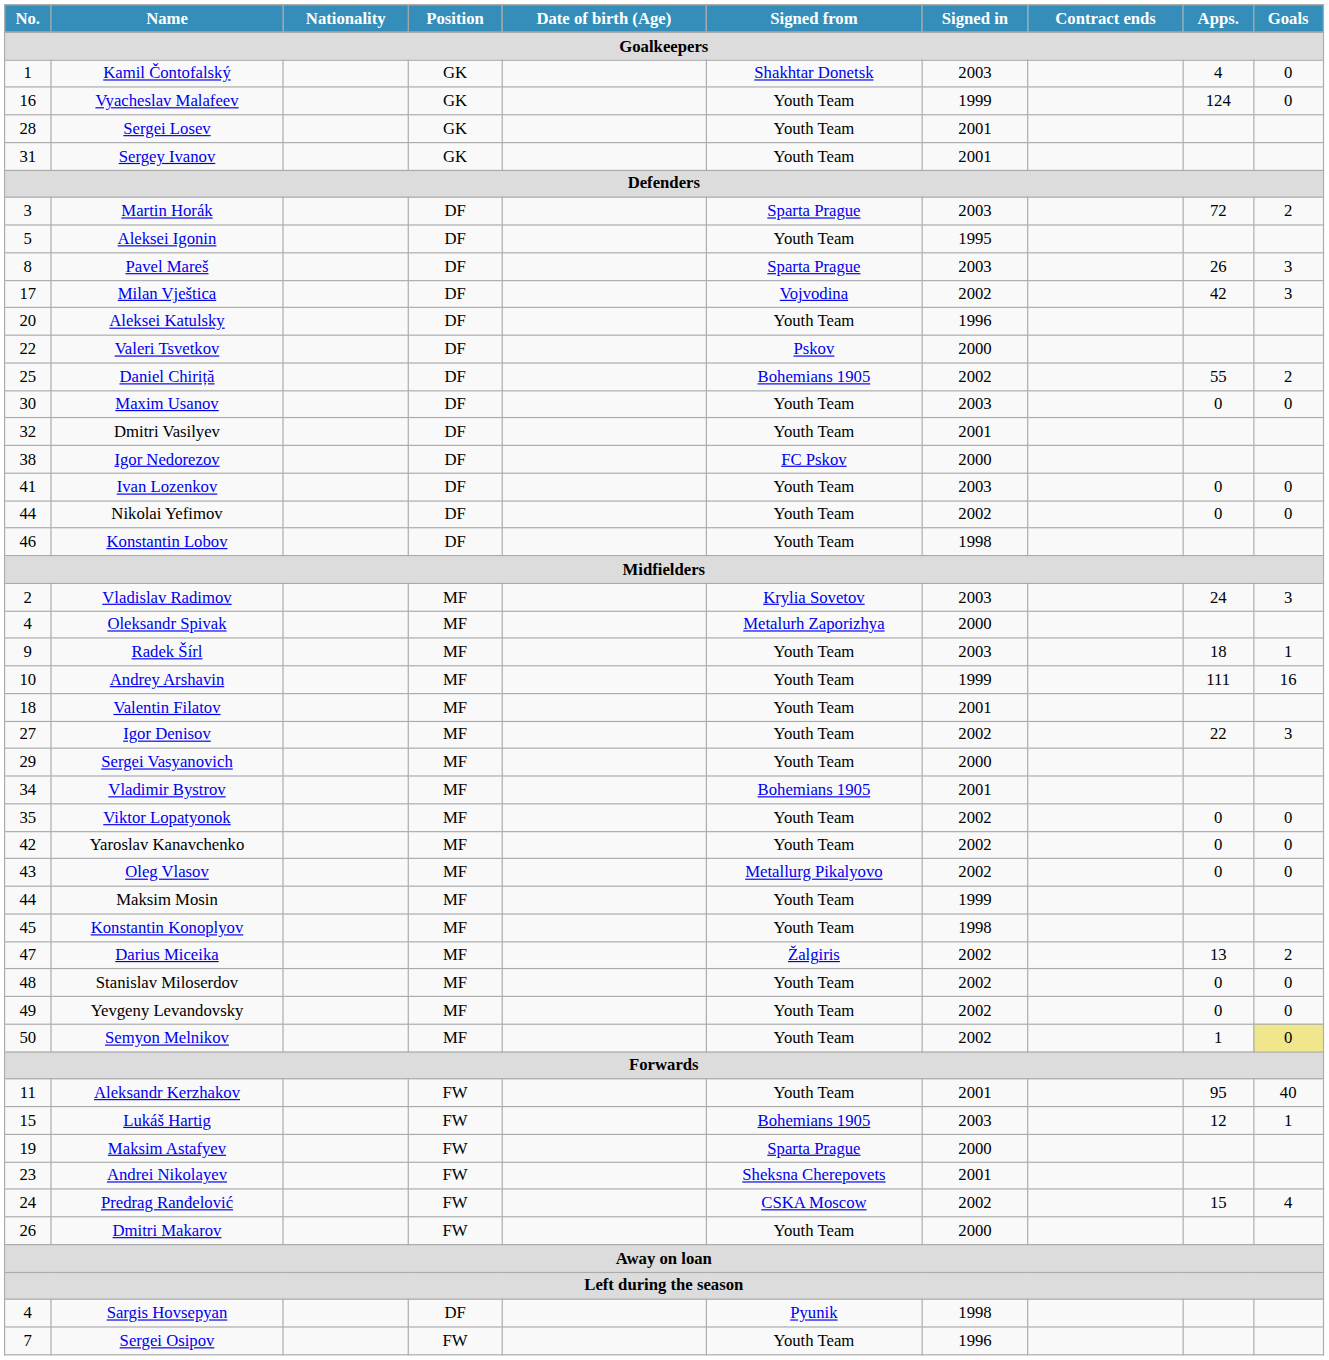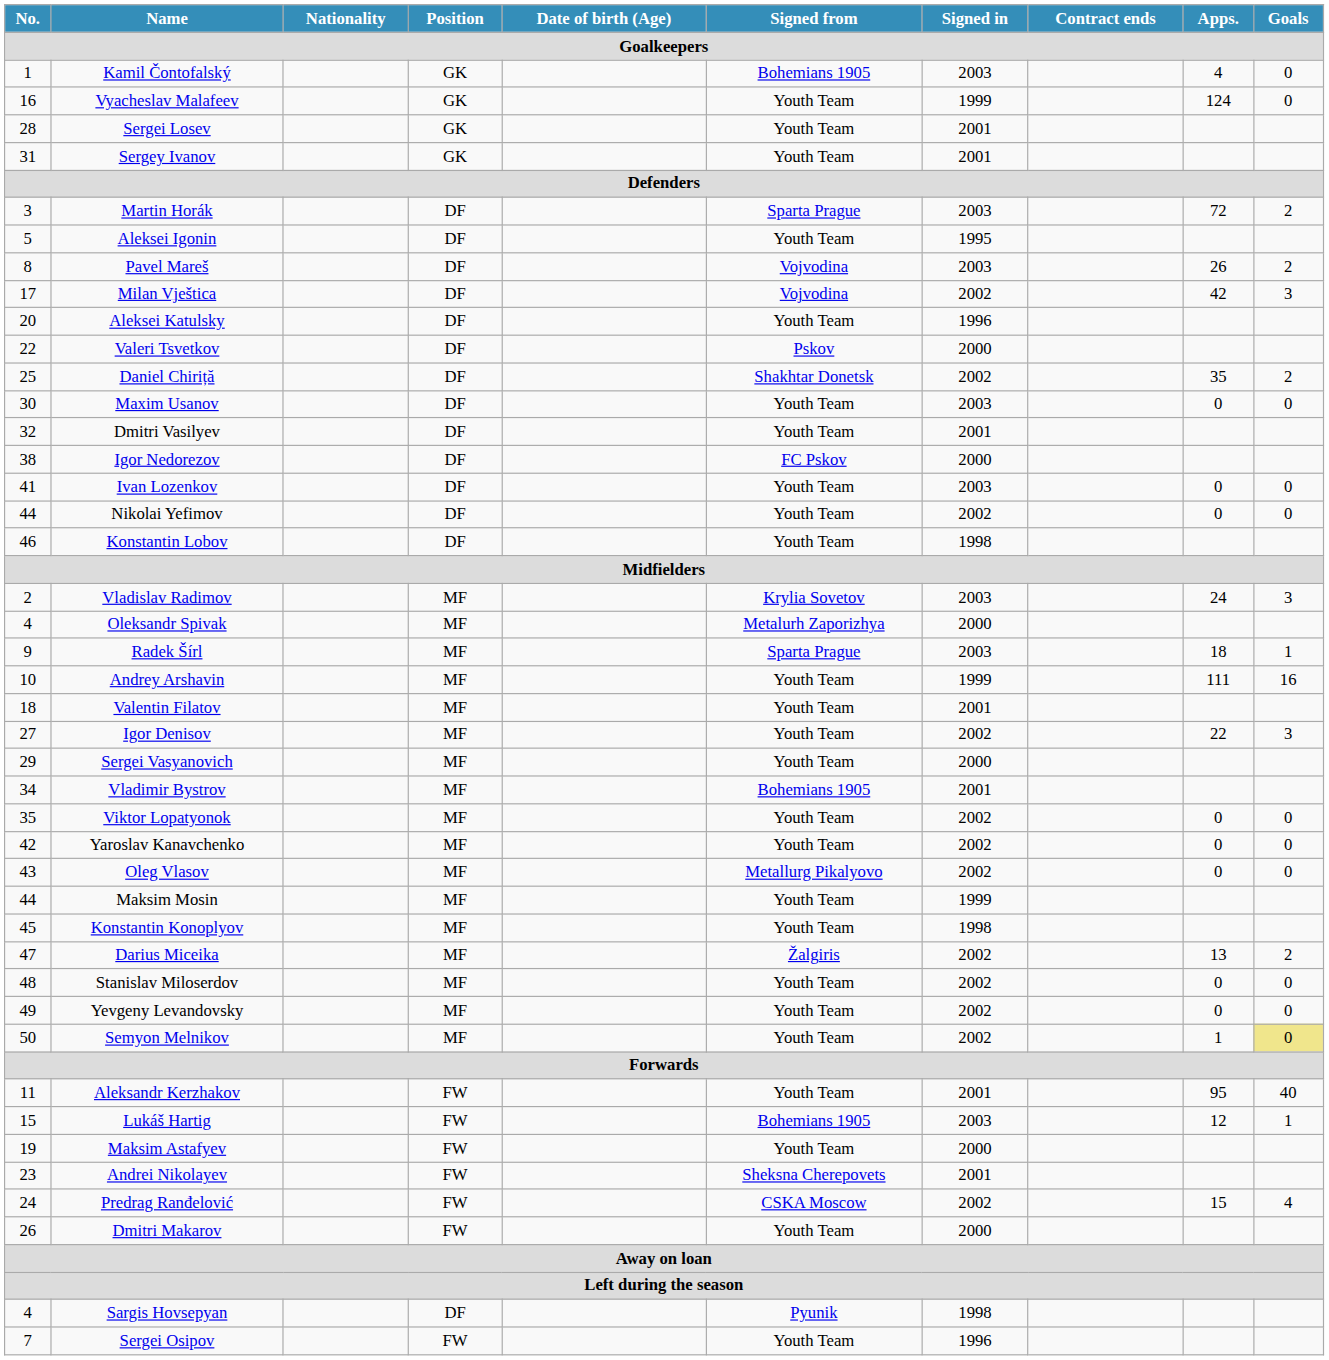(814, 73) Shakhtar Donetsk -> (814, 73) Bohemians 1905
(814, 266) Sparta Prague -> (814, 266) Vojvodina
(1288, 266) 3 -> (1288, 266) 2
(814, 376) Bohemians 1905 -> (814, 376) Shakhtar Donetsk
(1218, 376) 55 -> (1218, 376) 35
(814, 652) Youth Team -> (814, 652) Sparta Prague
(814, 1148) Sparta Prague -> (814, 1148) Youth Team
